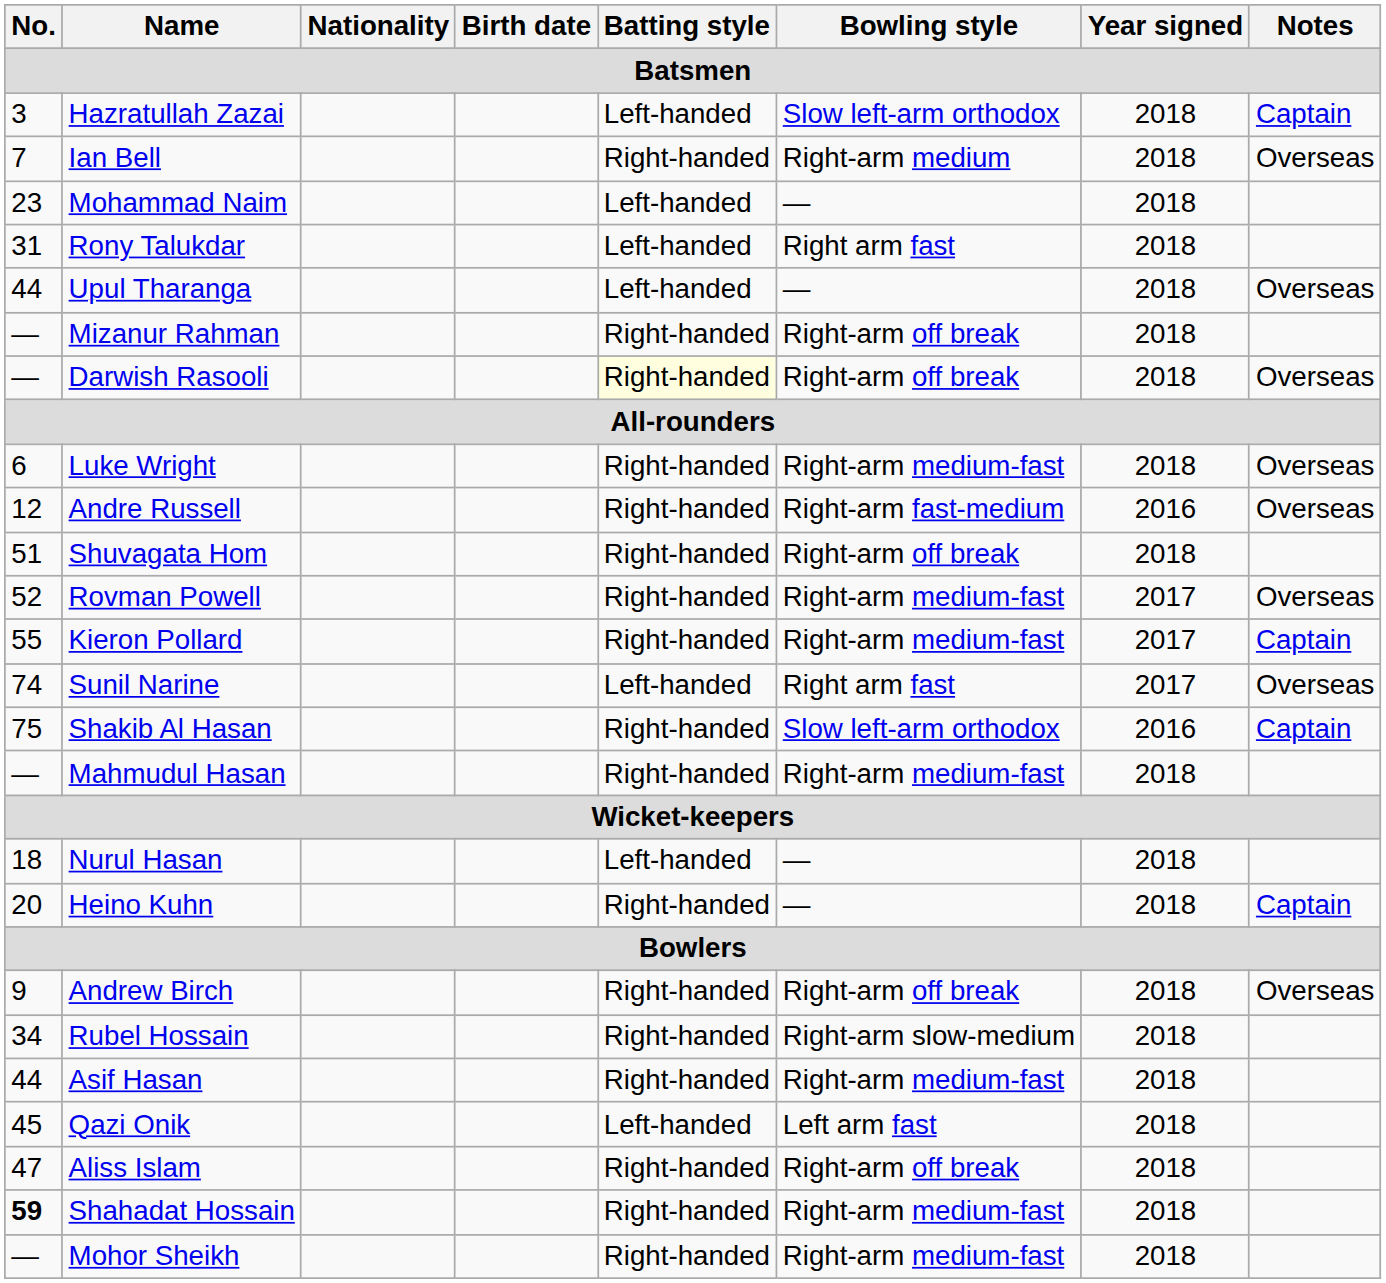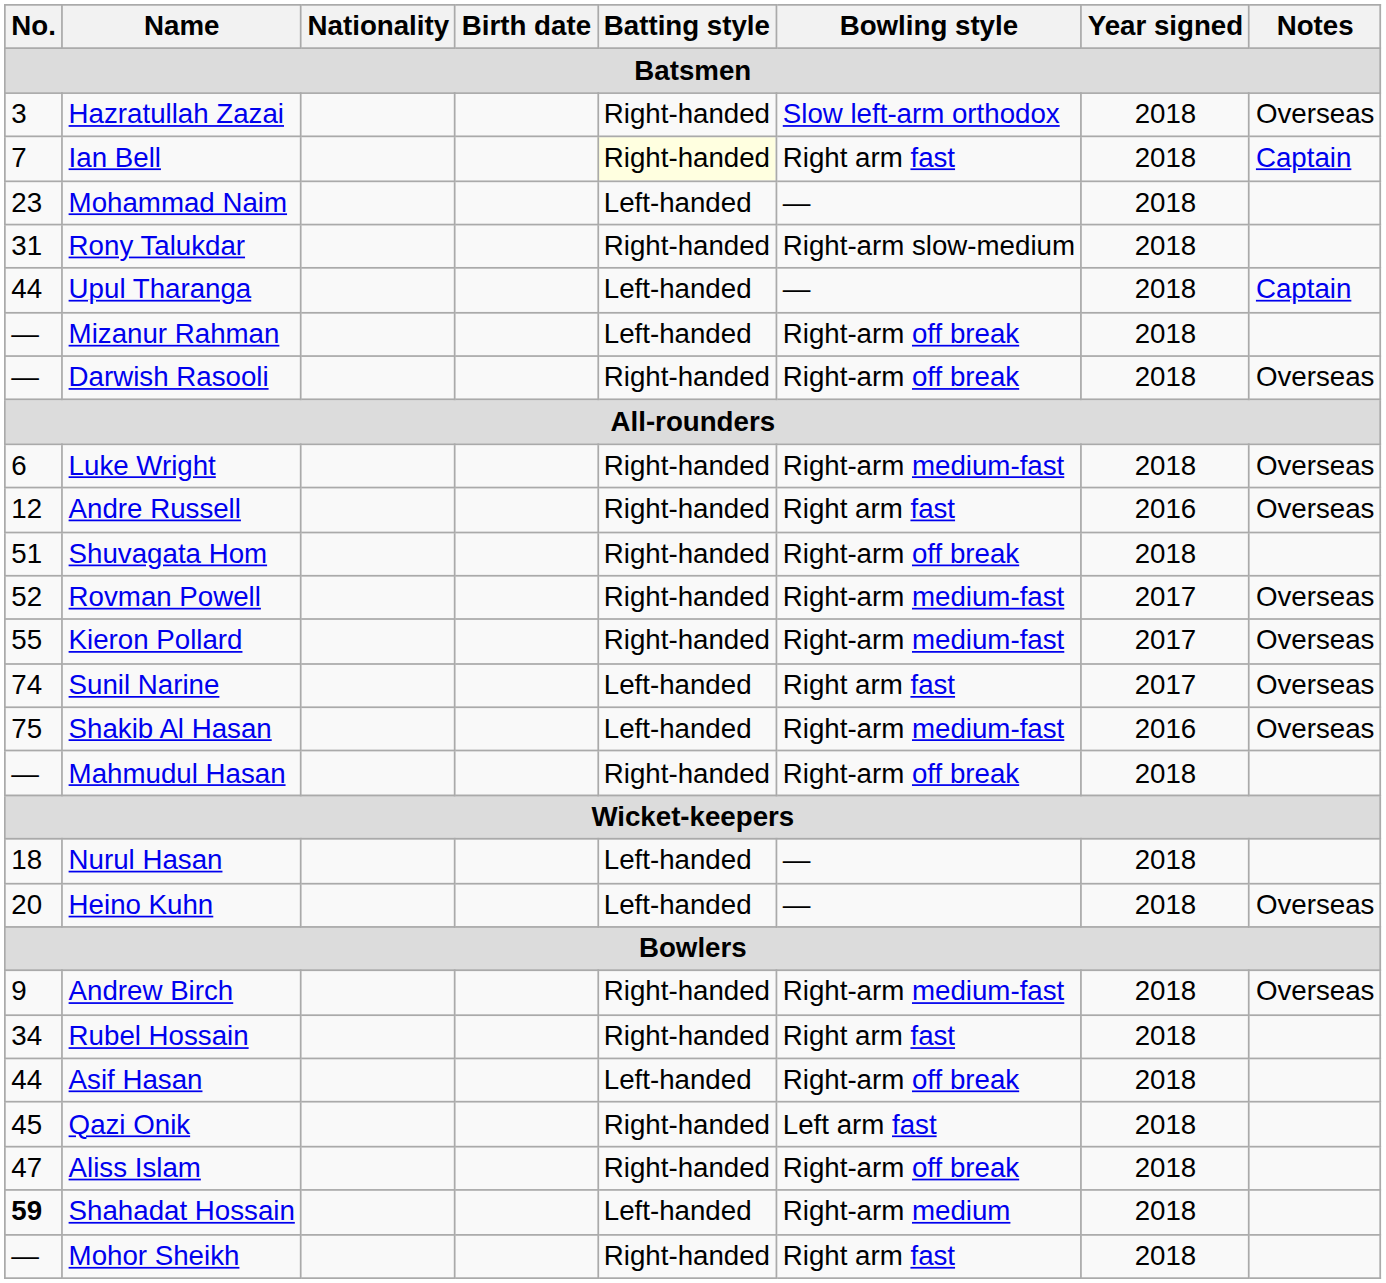(678, 114) Left-handed -> (687, 114) Right-handed
(1304, 114) Captain -> (1315, 114) Overseas
(687, 158) no background -> (687, 158) lightyellow background
(897, 158) Right-arm medium -> (869, 158) Right arm fast
(1315, 158) Overseas -> (1304, 158) Captain
(678, 245) Left-handed -> (687, 245) Right-handed
(869, 245) Right arm fast -> (929, 245) Right-arm slow-medium
(1315, 289) Overseas -> (1304, 289) Captain
(687, 333) Right-handed -> (678, 333) Left-handed
(687, 377) lightyellow background -> (687, 377) no background
(924, 509) Right-arm fast-medium -> (869, 509) Right arm fast
(1304, 641) Captain -> (1315, 641) Overseas
(687, 728) Right-handed -> (678, 728) Left-handed
(921, 728) Slow left-arm orthodox -> (924, 728) Right-arm medium-fast
(1304, 728) Captain -> (1315, 728) Overseas
(924, 772) Right-arm medium-fast -> (901, 772) Right-arm off break
(687, 904) Right-handed -> (678, 904) Left-handed
(1304, 904) Captain -> (1315, 904) Overseas
(901, 992) Right-arm off break -> (924, 992) Right-arm medium-fast
(929, 1036) Right-arm slow-medium -> (869, 1036) Right arm fast
(687, 1080) Right-handed -> (678, 1080) Left-handed
(924, 1080) Right-arm medium-fast -> (901, 1080) Right-arm off break
(678, 1123) Left-handed -> (687, 1123) Right-handed
(687, 1211) Right-handed -> (678, 1211) Left-handed
(924, 1211) Right-arm medium-fast -> (897, 1211) Right-arm medium
(924, 1255) Right-arm medium-fast -> (869, 1255) Right arm fast
